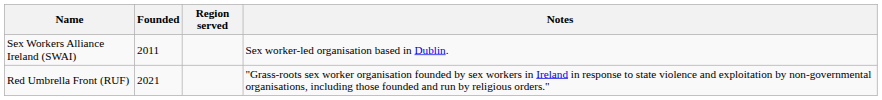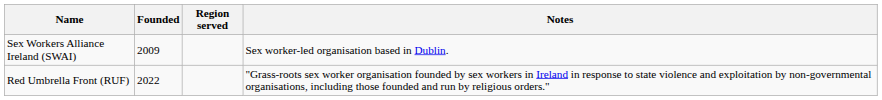(148, 50) 2011 -> (148, 50) 2009
(148, 80) 2021 -> (148, 80) 2022
